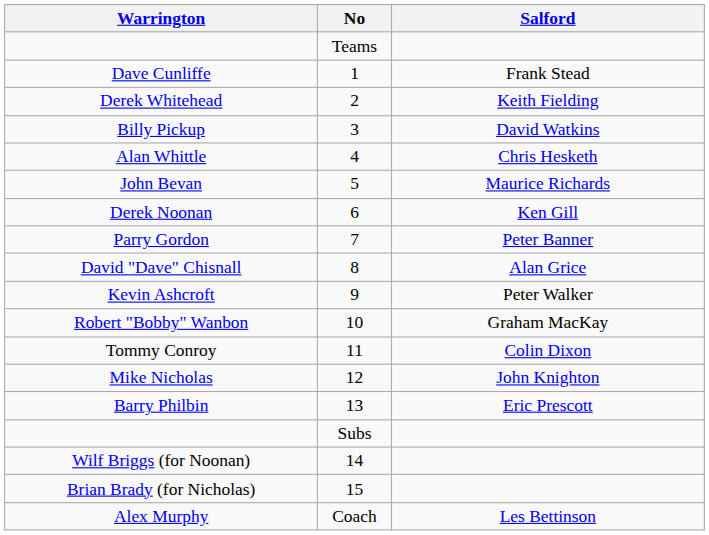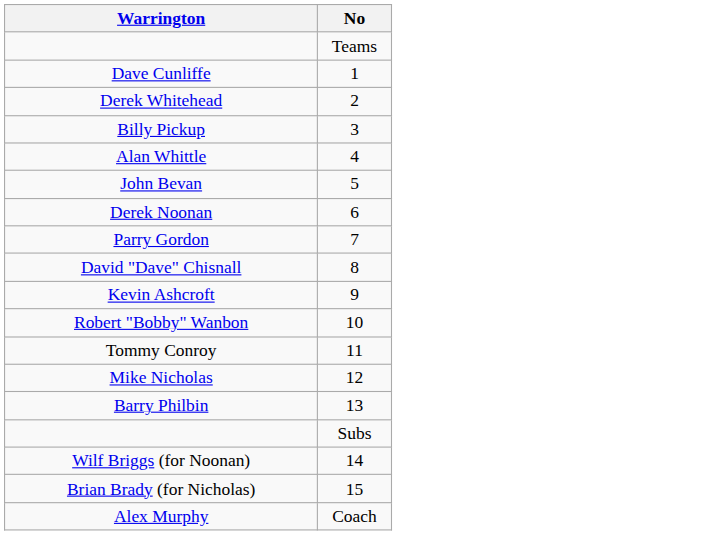- column: (548, 18)
